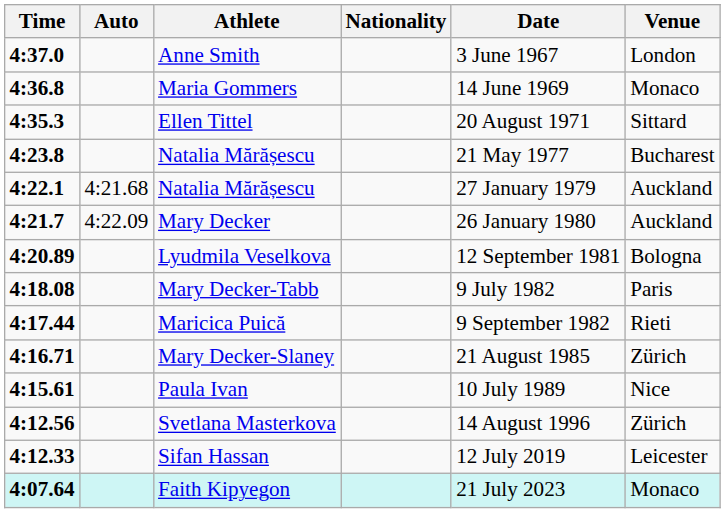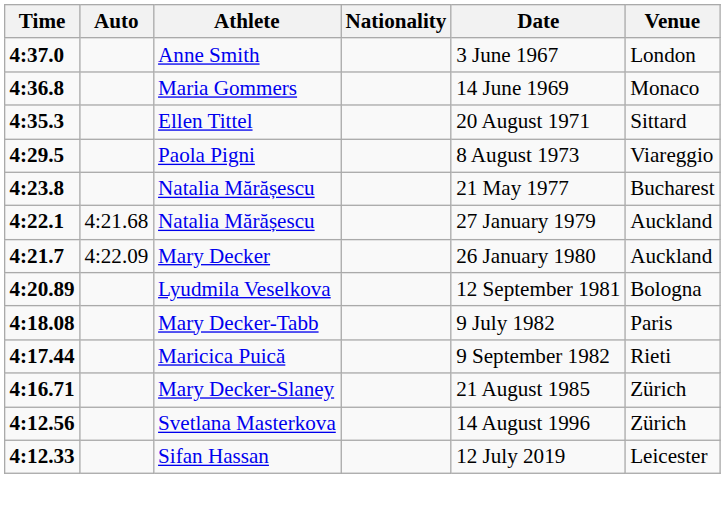+ row: (37, 155)
- row: (42, 389)
- row: (42, 490)
